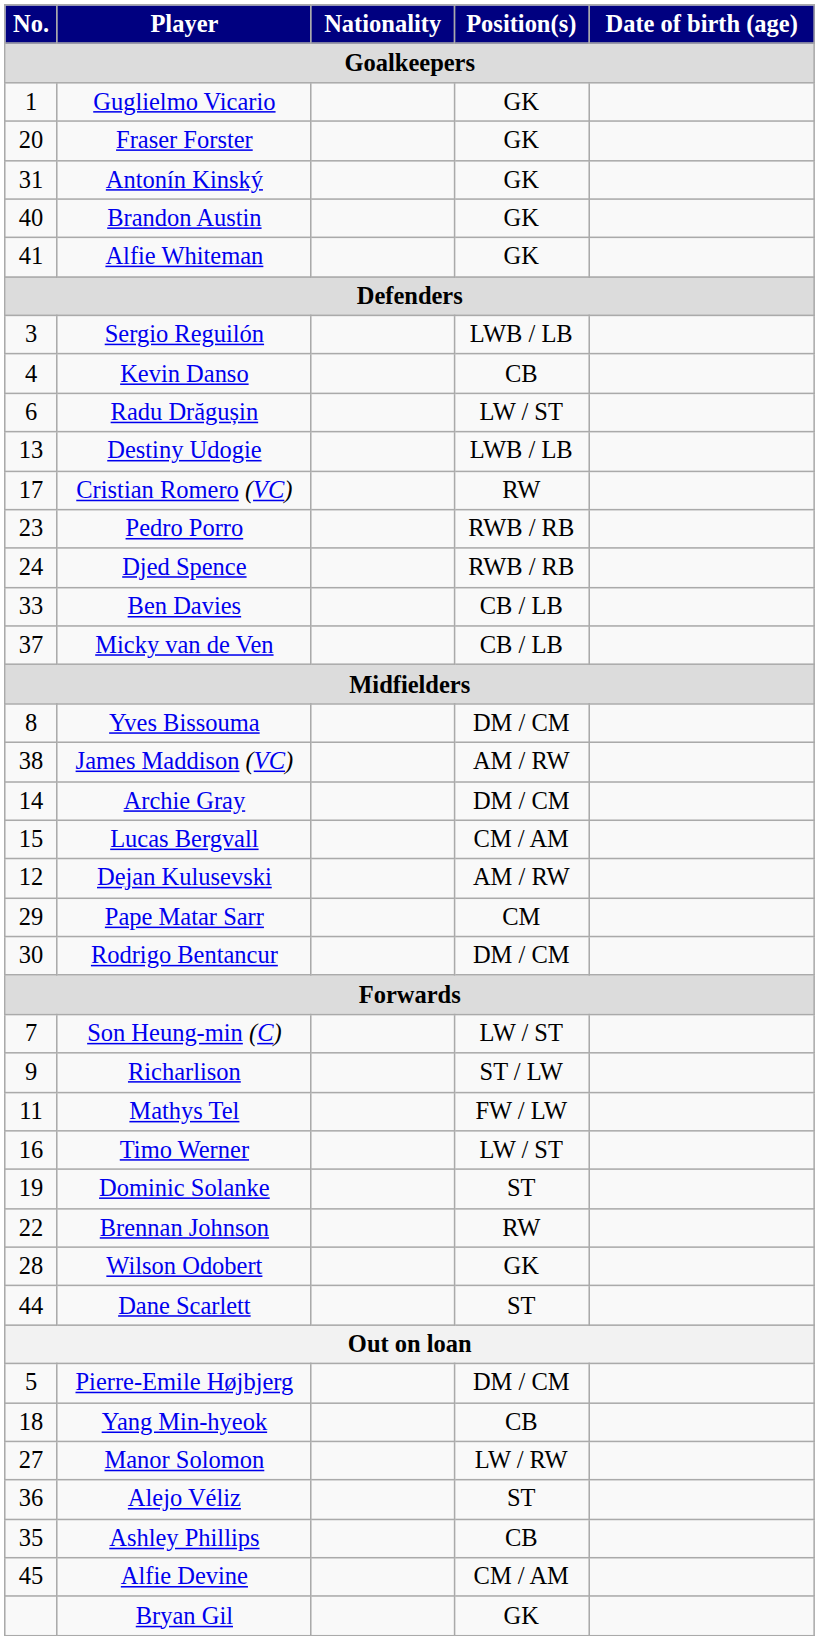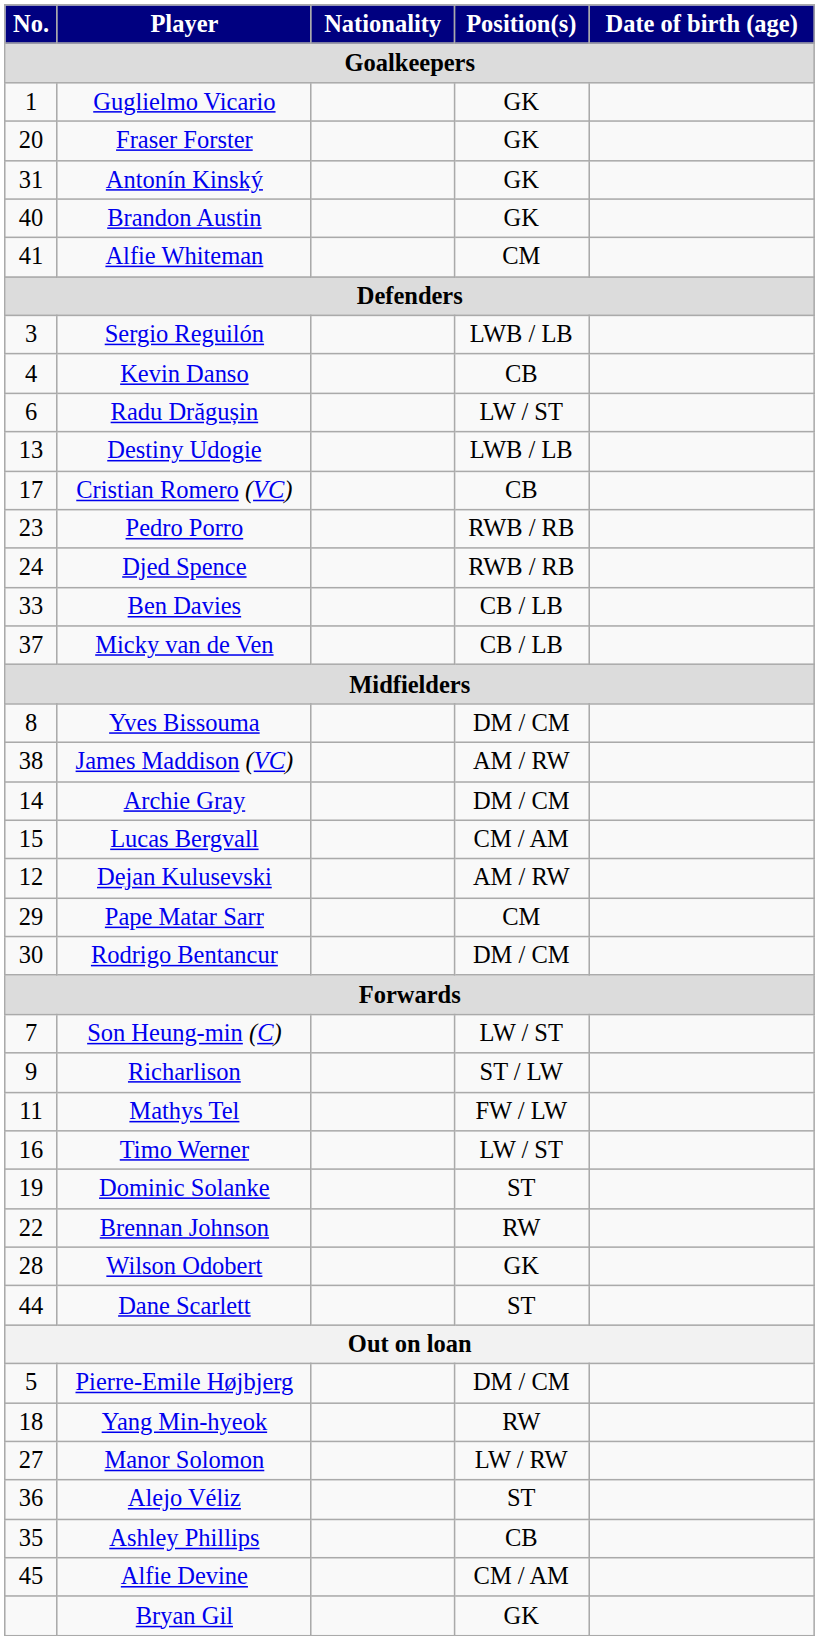(521, 256) GK -> (521, 256) CM
(521, 489) RW -> (521, 489) CB
(521, 1421) CB -> (521, 1421) RW
